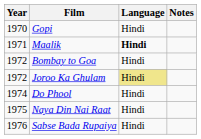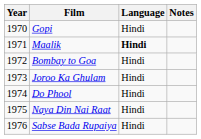(17, 77) 1972 -> (17, 77) 1973
(133, 77) khaki background -> (133, 77) no background
